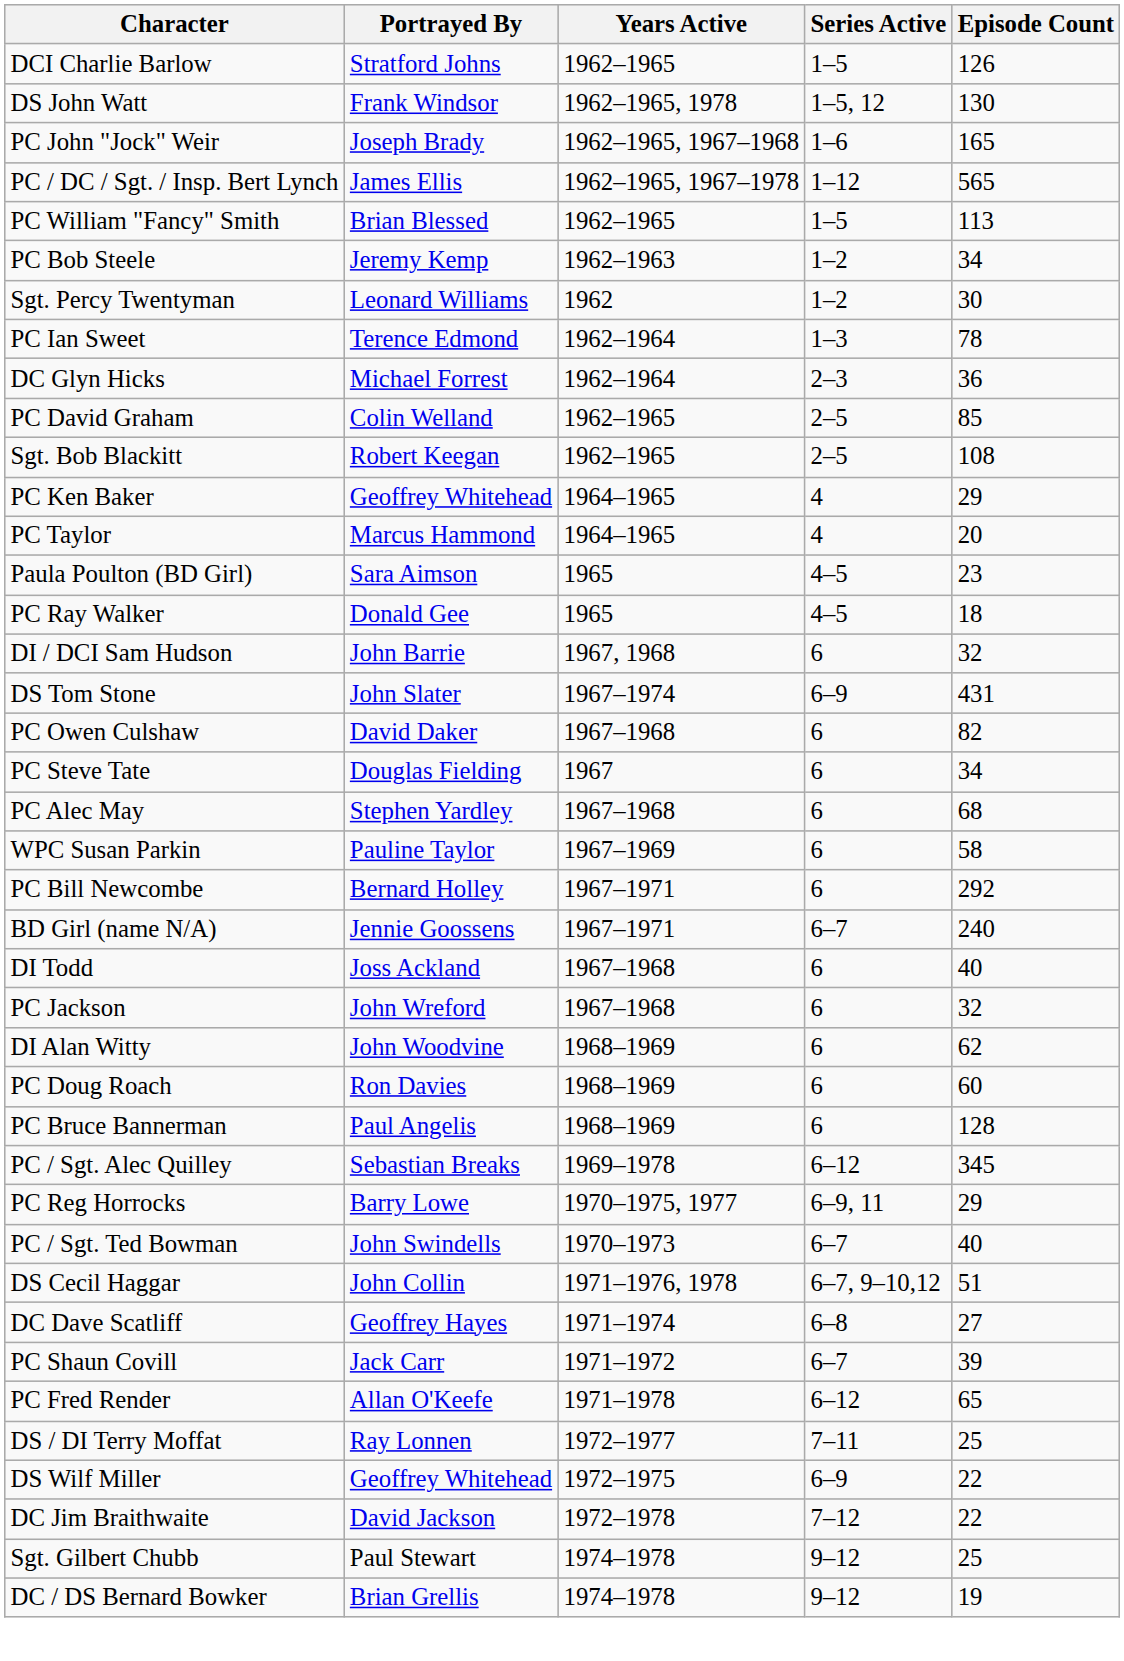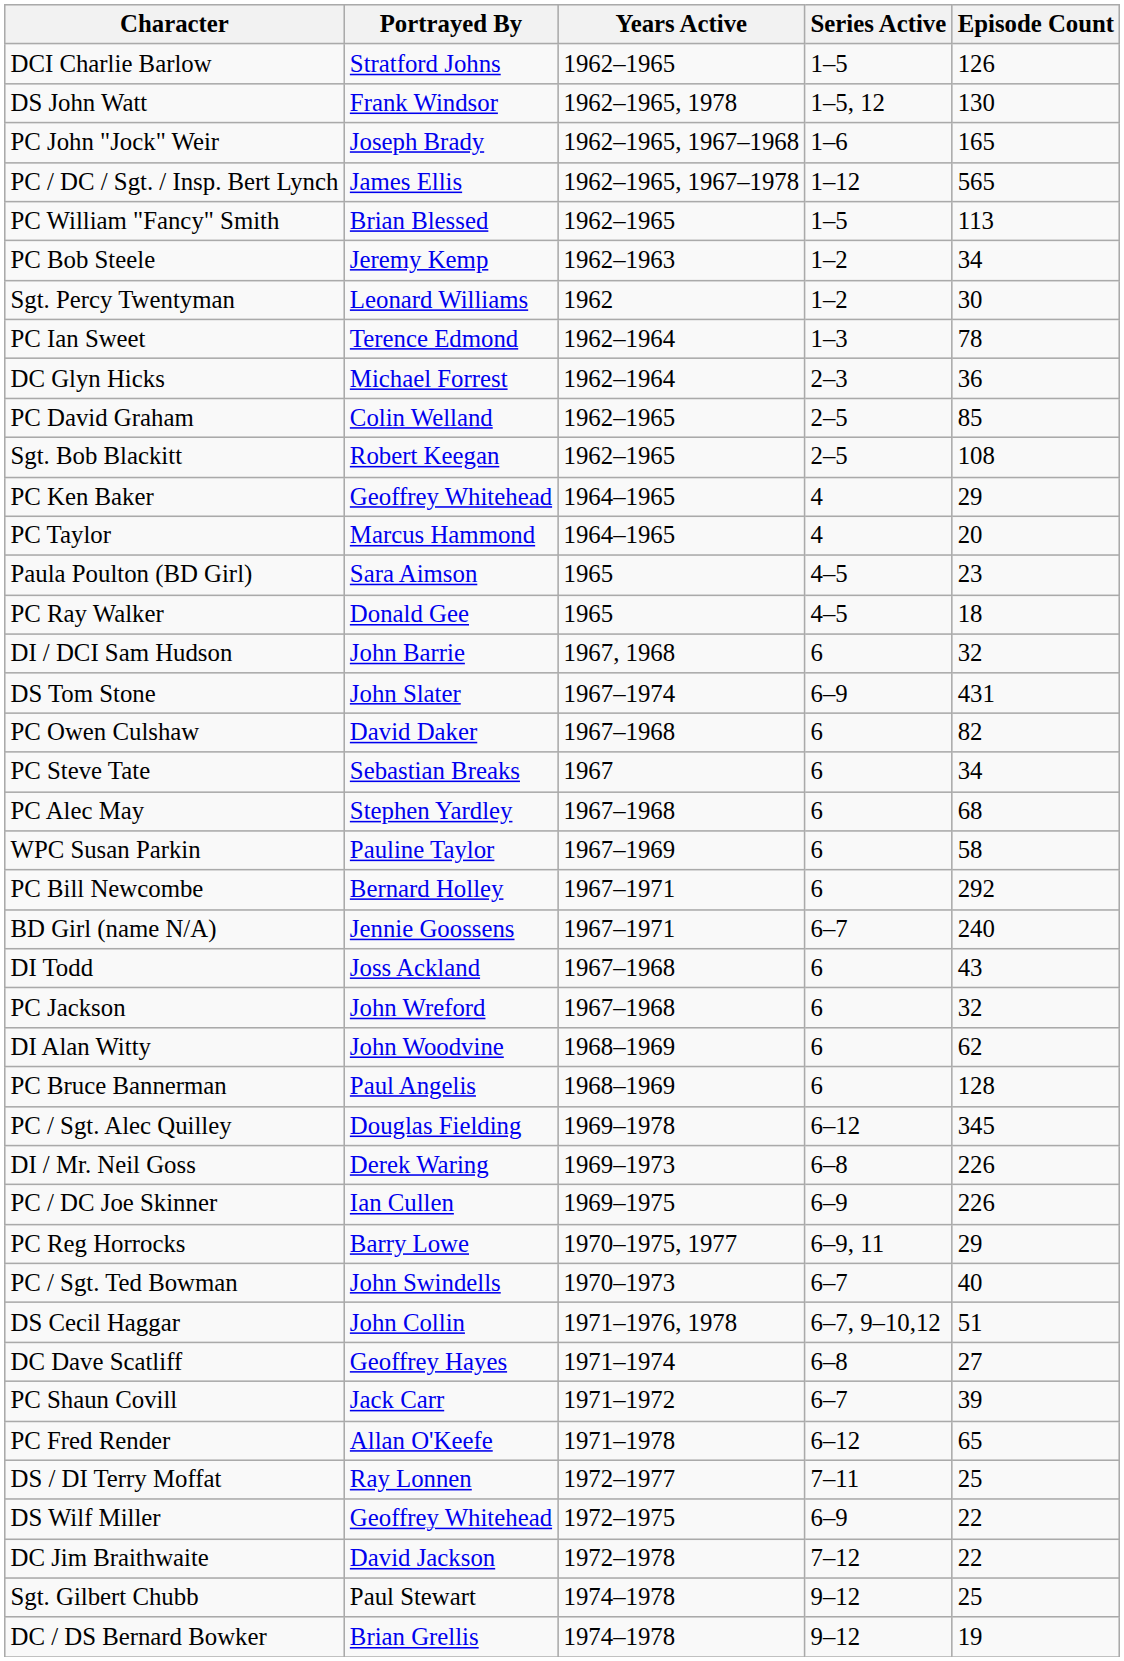(436, 771) Douglas Fielding -> (435, 771) Sebastian Breaks
(970, 968) 40 -> (970, 968) 43
- row: (91, 1086)
(435, 1164) Sebastian Breaks -> (436, 1125) Douglas Fielding
+ row: (103, 1164)
+ row: (114, 1204)
